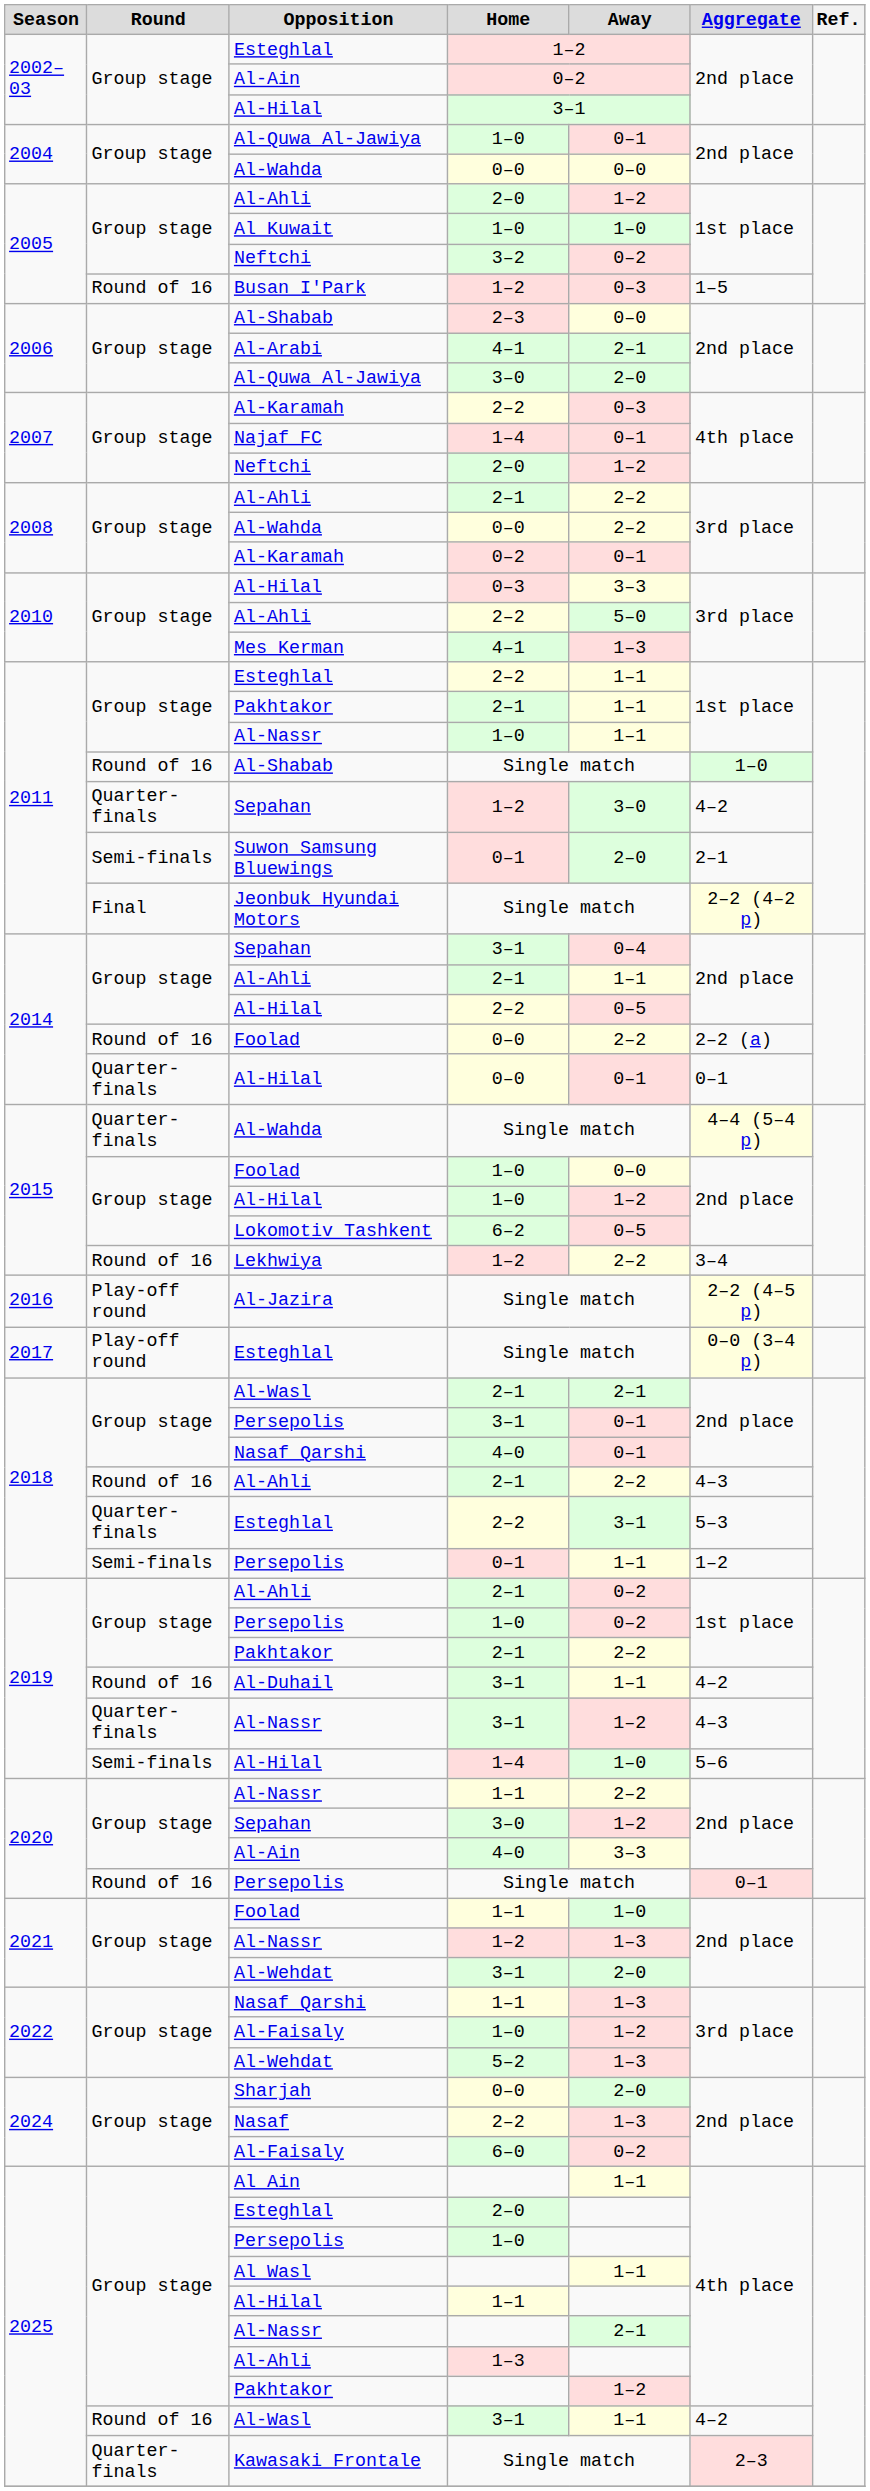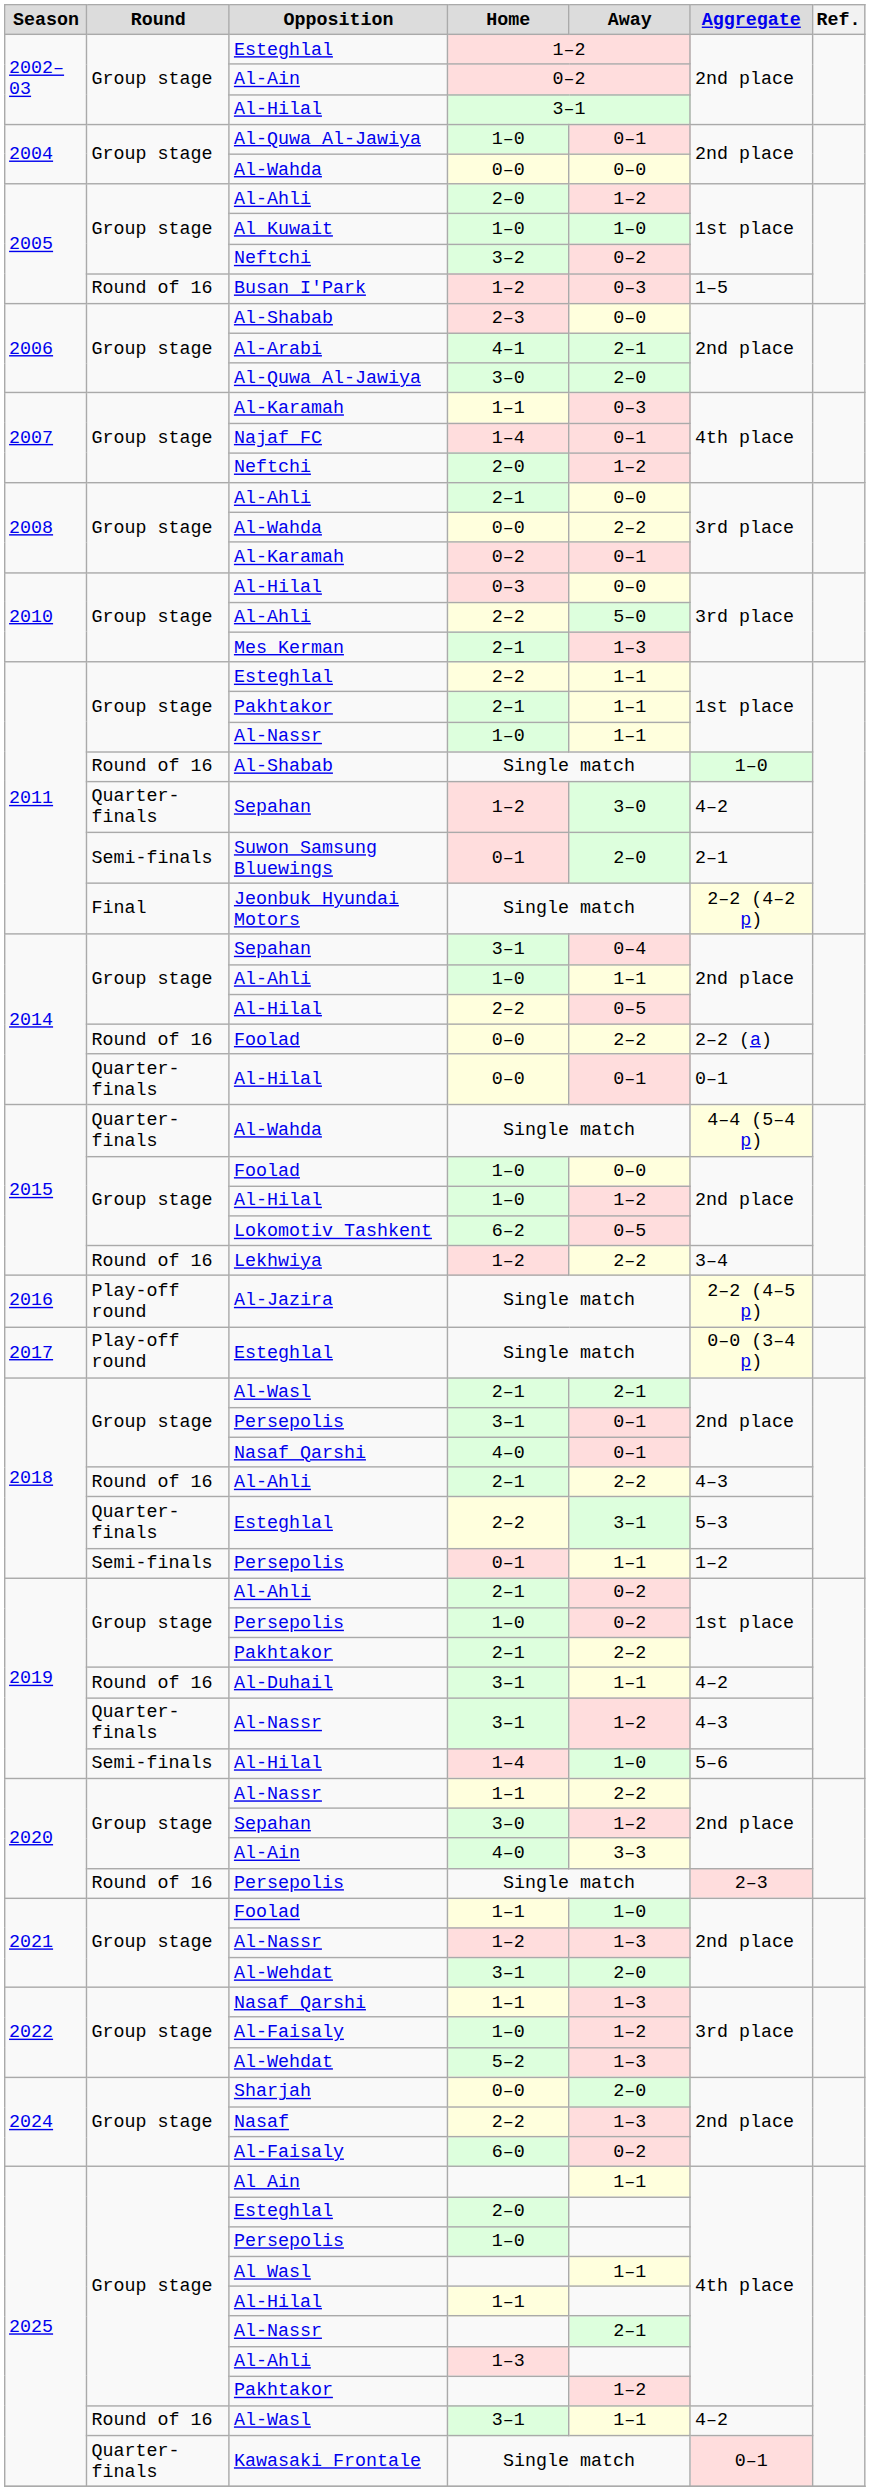(508, 408) 2–2 -> (508, 408) 1–1
(630, 498) 2–2 -> (630, 498) 0–0
(630, 587) 3–3 -> (630, 587) 0–0
(508, 647) 4–1 -> (508, 647) 2–1
(508, 979) 2–1 -> (508, 979) 1–0
(751, 1883) 0–1 -> (751, 1883) 2–3
(751, 2461) 2–3 -> (751, 2461) 0–1
